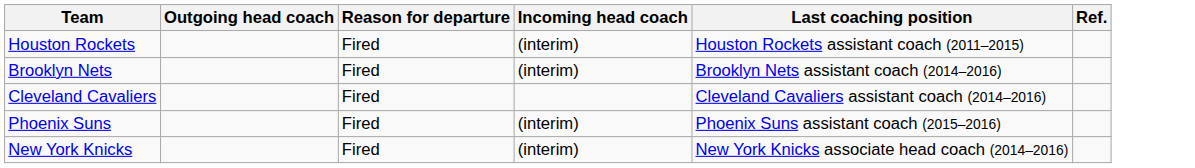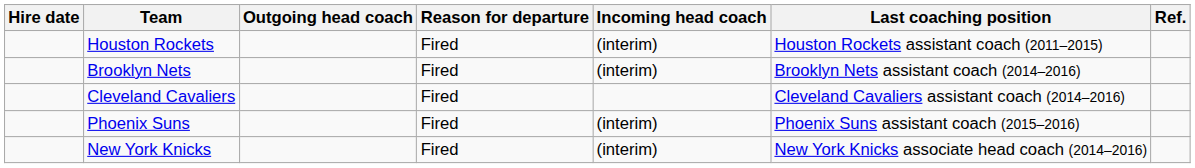+ column: (44, 17)
